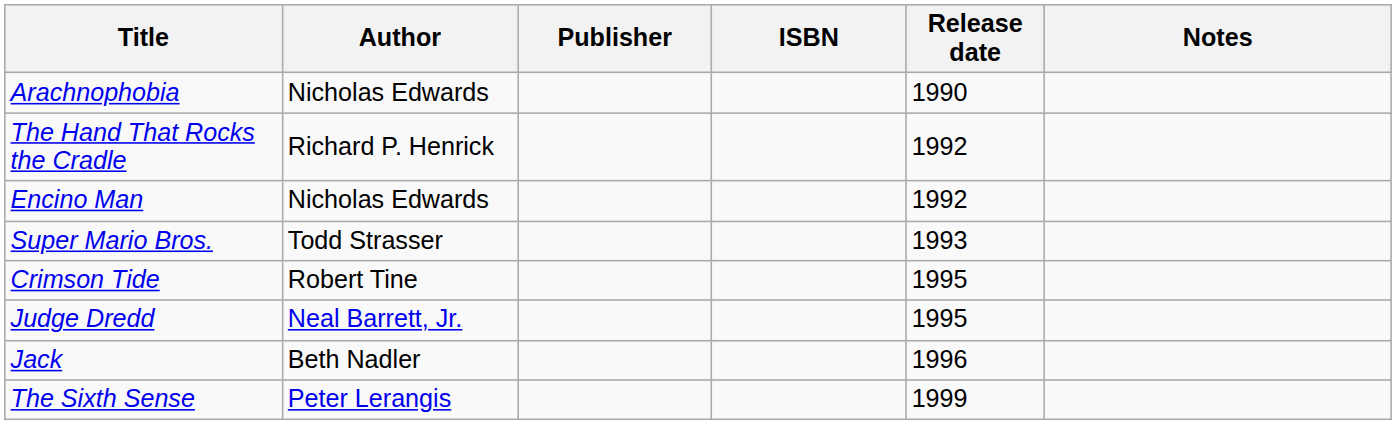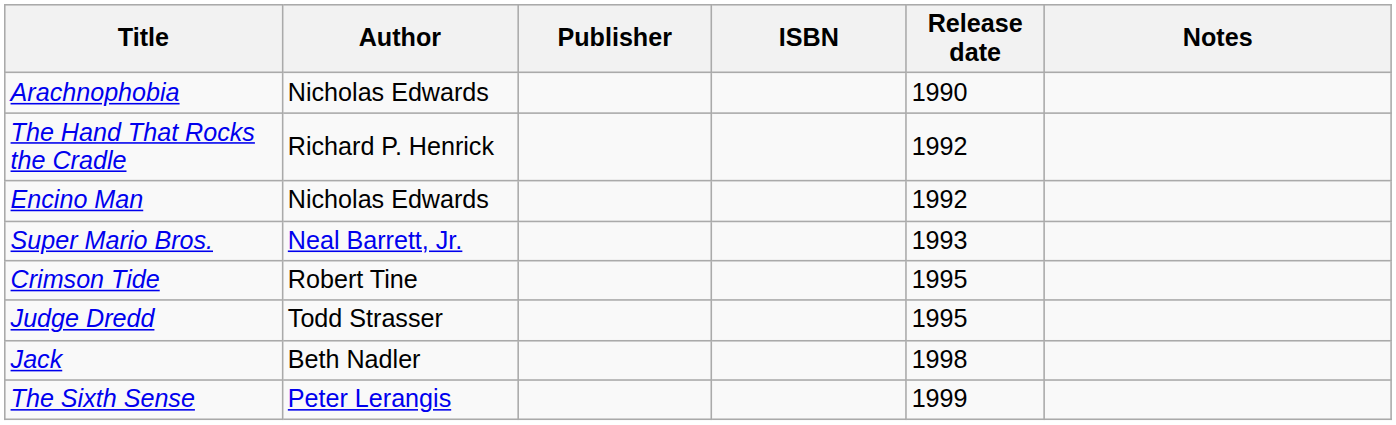(365, 240) Todd Strasser -> (375, 240) Neal Barrett, Jr.
(375, 319) Neal Barrett, Jr. -> (365, 319) Todd Strasser
(940, 359) 1996 -> (940, 359) 1998
